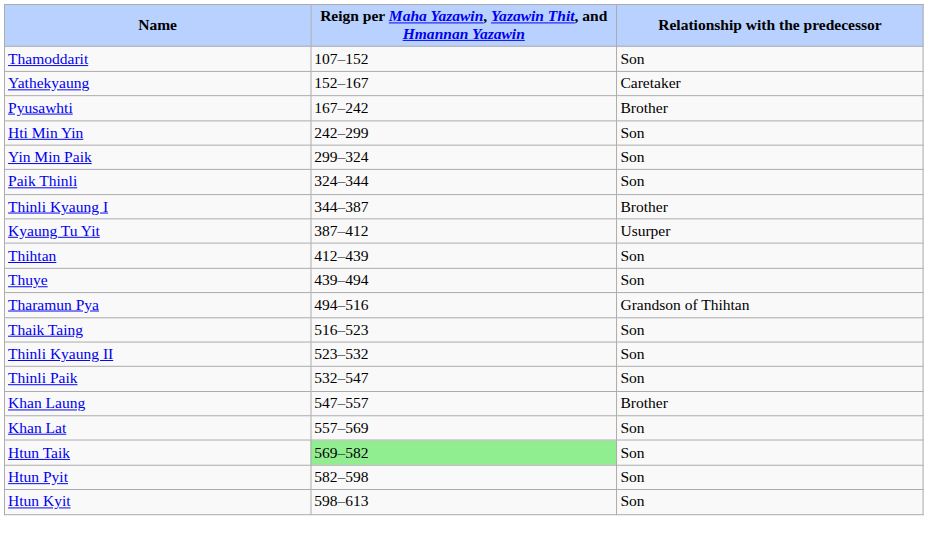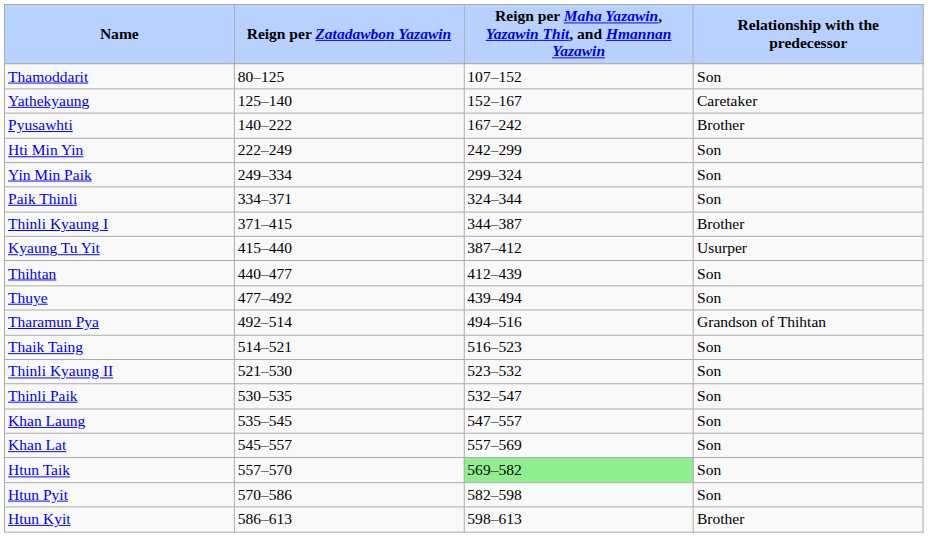+ column: (349, 34)
(644, 403) Brother -> (709, 420) Son
(633, 501) Son -> (721, 519) Brother
